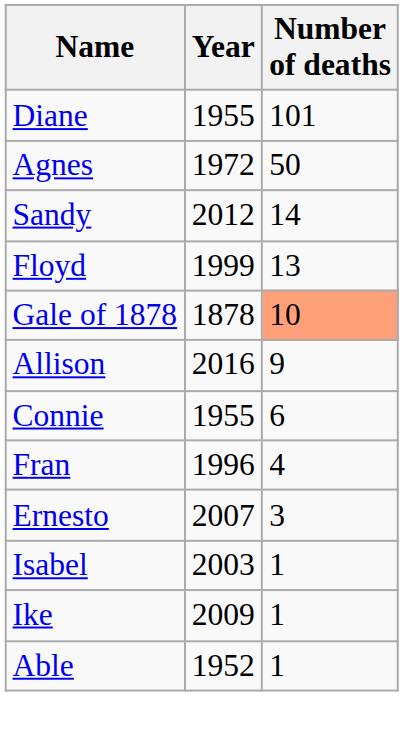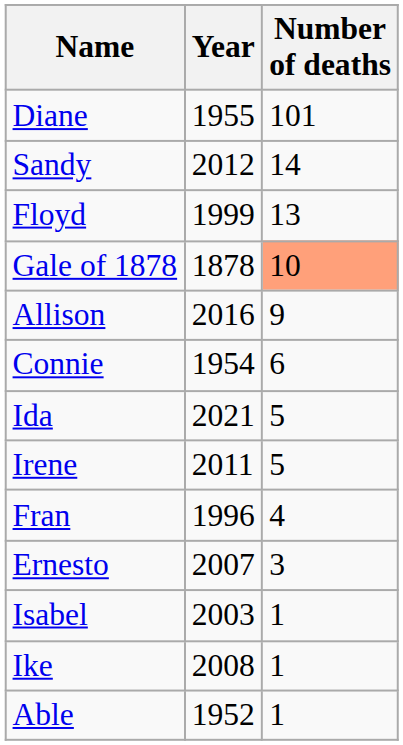- row: (53, 164)
(223, 414) 1955 -> (223, 364) 1954
+ row: (33, 414)
+ row: (45, 464)
(223, 614) 2009 -> (223, 664) 2008
